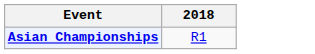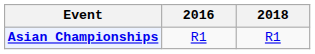+ column: (199, 15)
